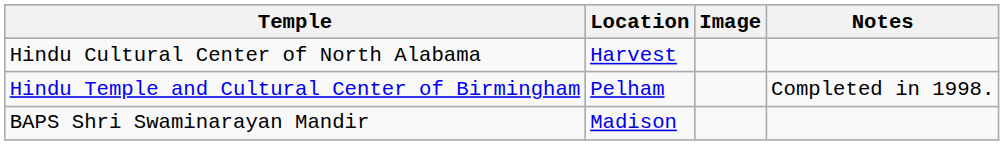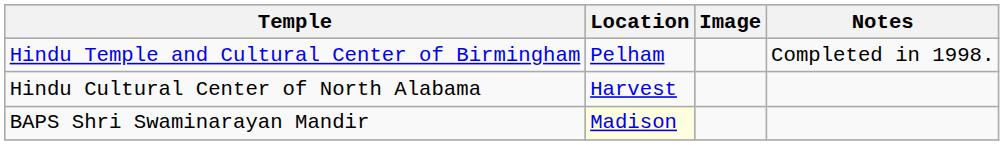rows swapped: (245, 55) <-> (295, 89)
(634, 123) no background -> (634, 123) lightyellow background
